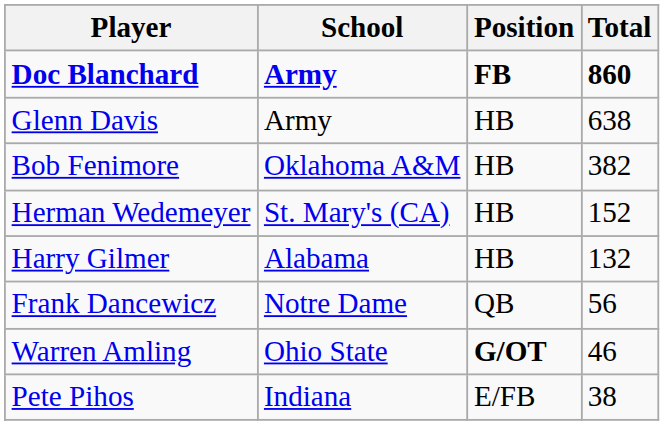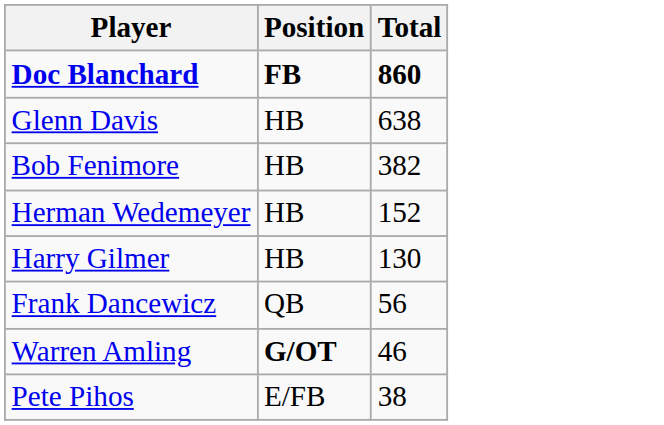- column: (362, 27)
(609, 258) 132 -> (400, 258) 130
